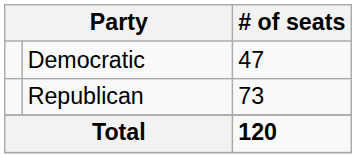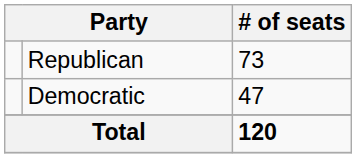rows swapped: (86, 96) <-> (86, 59)
